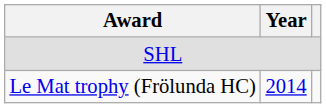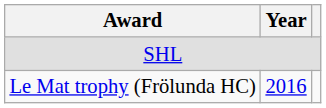(286, 86) 2014 -> (286, 86) 2016
